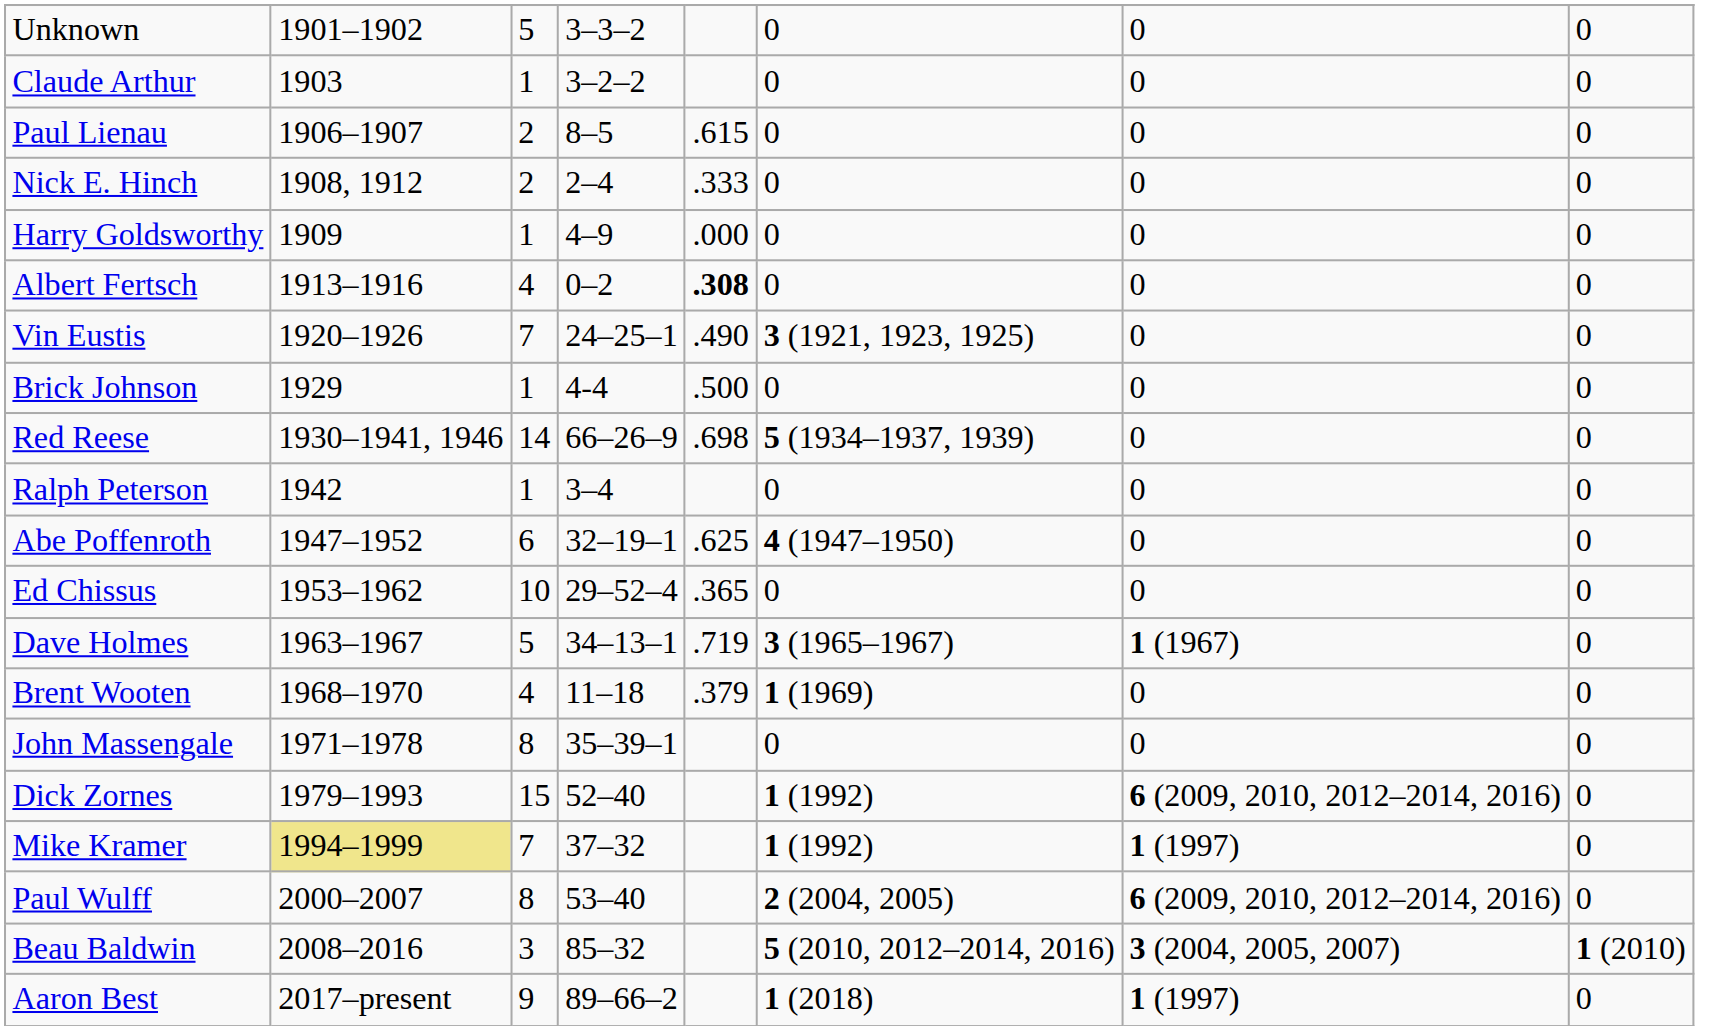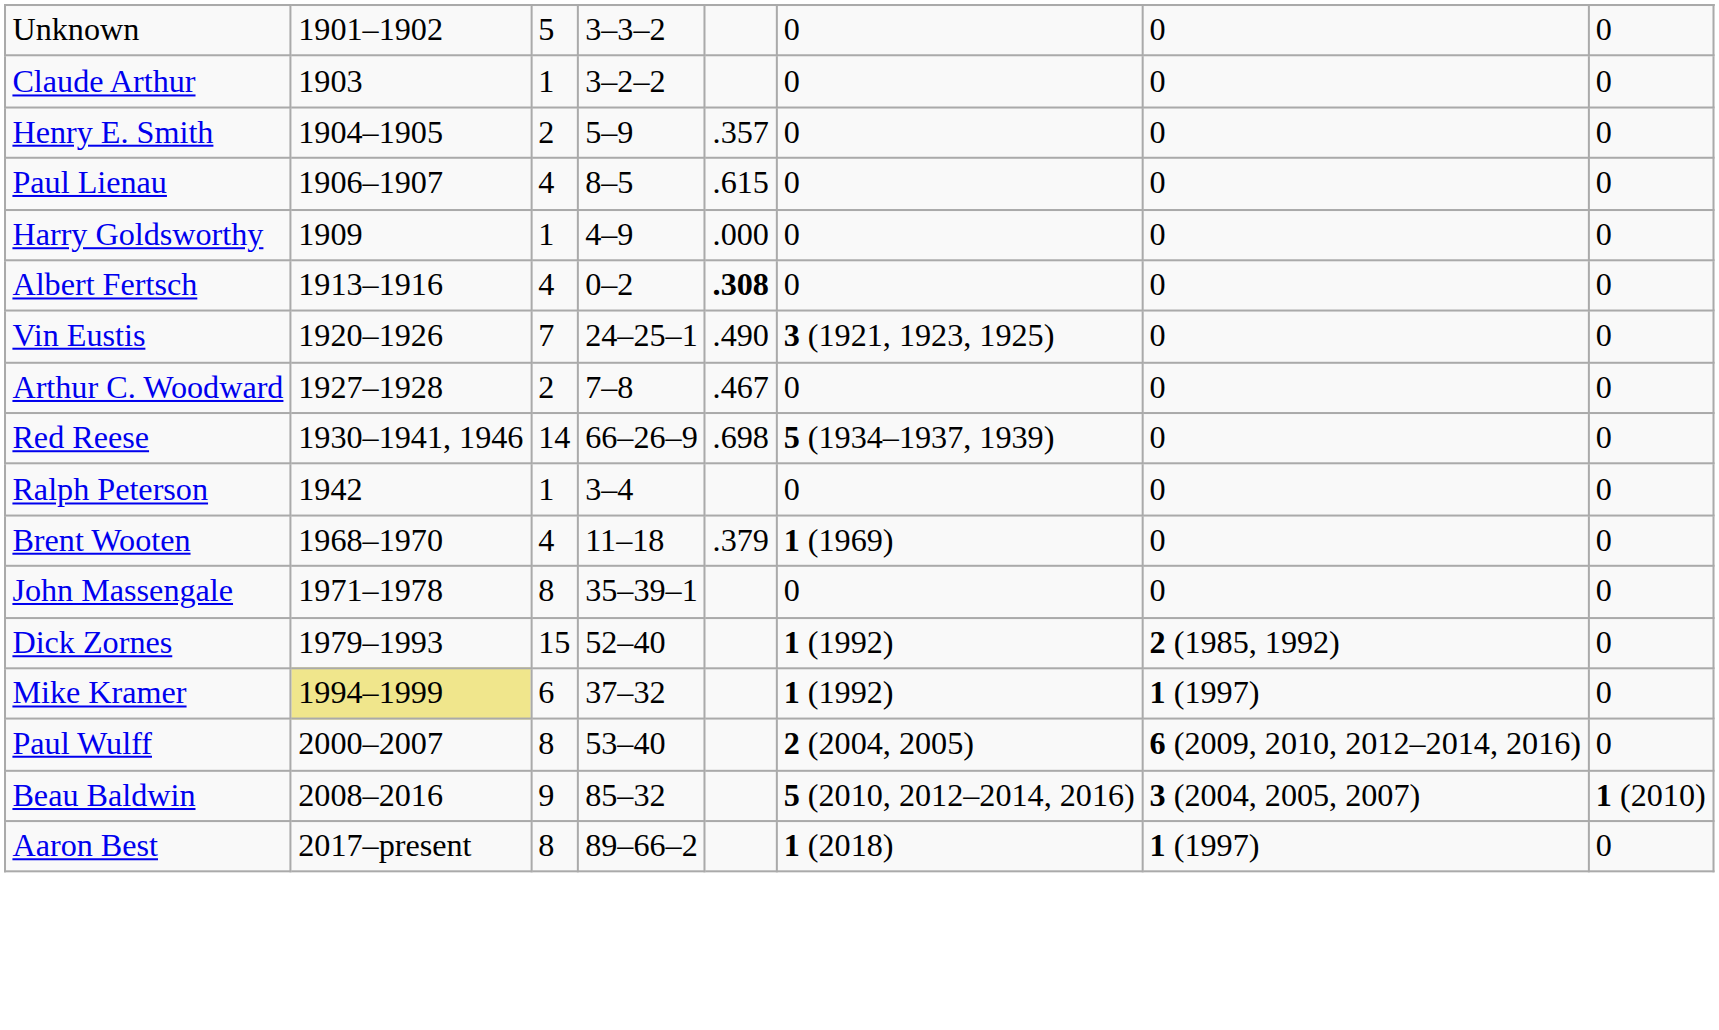+ row: (113, 132)
(526, 132) 2 -> (546, 183) 4
- row: (105, 183)
+ row: (148, 387)
- row: (105, 387)
- row: (112, 540)
- row: (84, 591)
- row: (100, 642)
(1345, 795) 6 (2009, 2010, 2012–2014, 2016) -> (1245, 642) 2 (1985, 1992)
(526, 846) 7 -> (546, 693) 6
(526, 948) 3 -> (546, 795) 9
(526, 999) 9 -> (546, 846) 8
